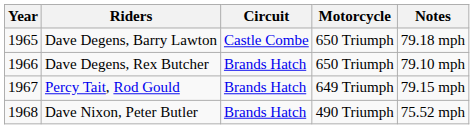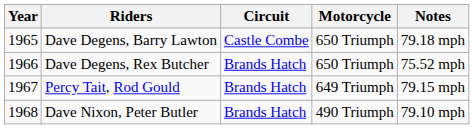(433, 64) 79.10 mph -> (433, 64) 75.52 mph
(433, 111) 75.52 mph -> (433, 111) 79.10 mph
